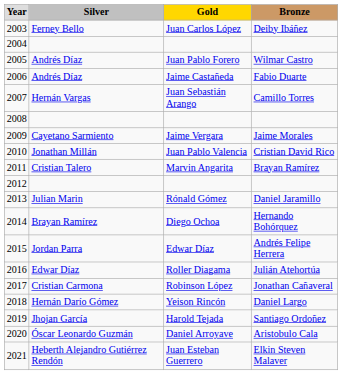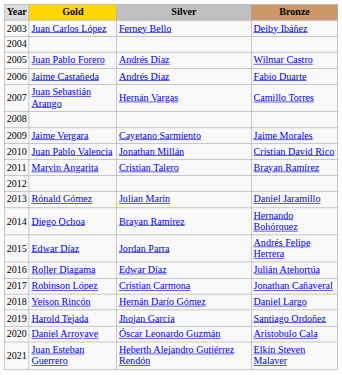columns swapped: (207, 12) <-> (96, 12)
